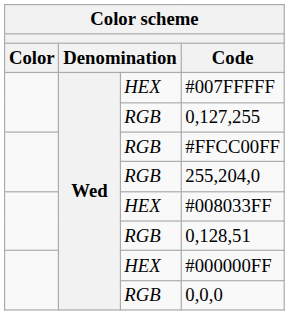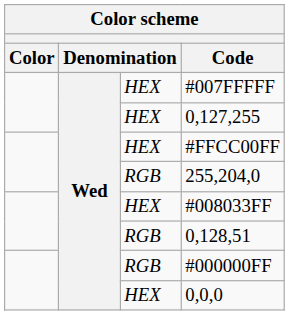(142, 117) RGB -> (142, 117) HEX
(142, 146) RGB -> (142, 146) HEX
(142, 265) HEX -> (142, 265) RGB
(142, 295) RGB -> (142, 295) HEX
